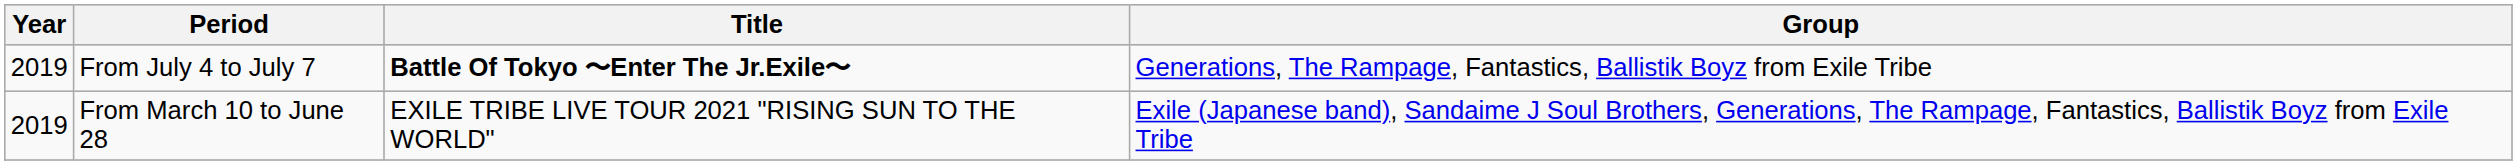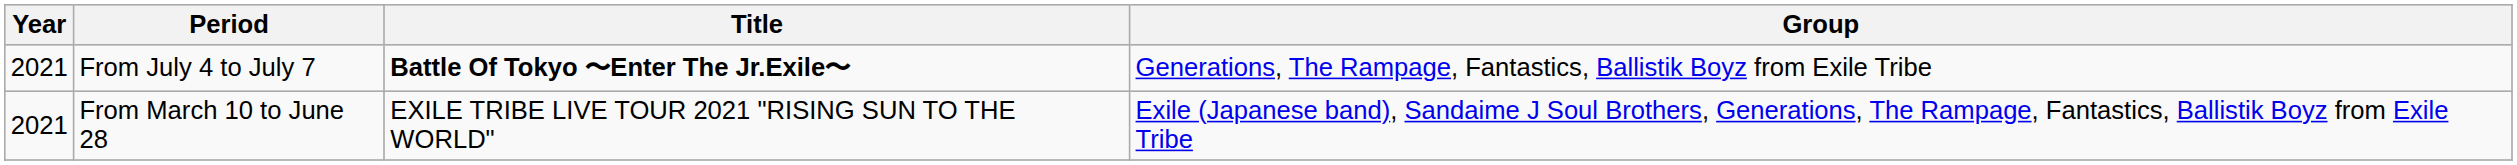(39, 67) 2019 -> (39, 67) 2021
(39, 125) 2019 -> (39, 125) 2021
